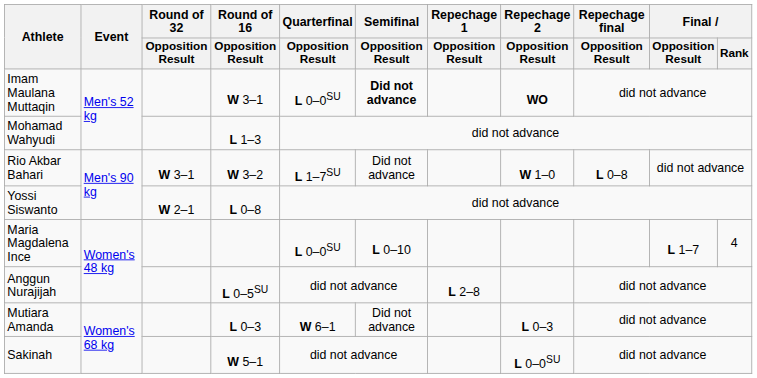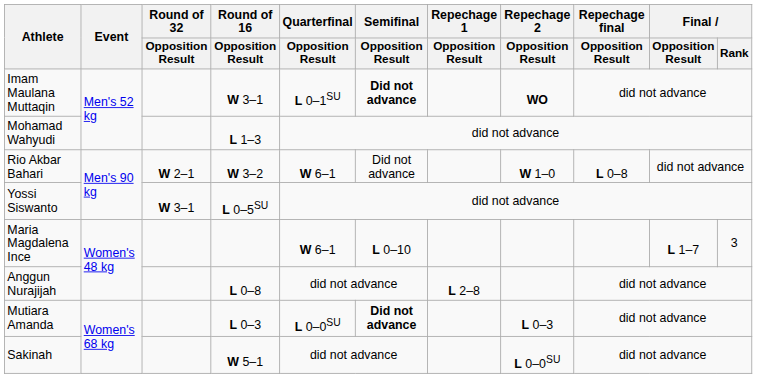(318, 100) L 0–0SU -> (318, 100) L 0–1SU
(176, 175) W 3–1 -> (176, 173) W 2–1
(318, 175) L 1–7SU -> (318, 173) W 6–1
(176, 210) W 2–1 -> (176, 208) W 3–1
(245, 210) L 0–8 -> (245, 208) L 0–5SU
(318, 250) L 0–0SU -> (318, 250) W 6–1
(734, 243) 4 -> (734, 243) 3
(245, 292) L 0–5SU -> (245, 290) L 0–8
(318, 327) W 6–1 -> (318, 325) L 0–0SU
(392, 320) normal -> (392, 319) bold
